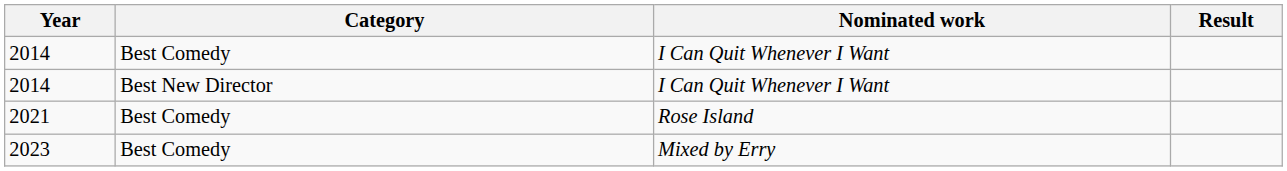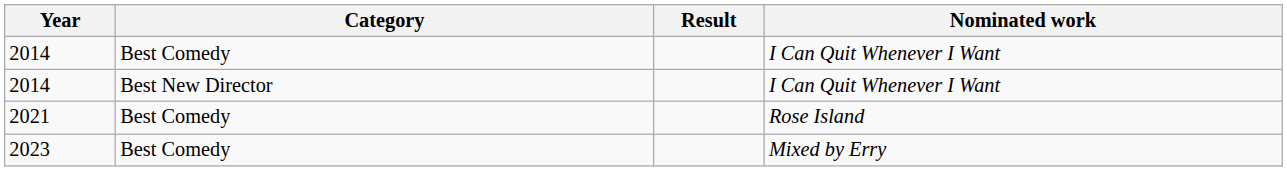columns swapped: (912, 20) <-> (1226, 20)
